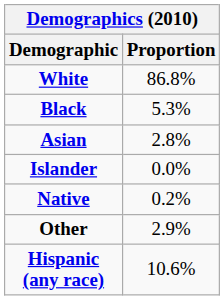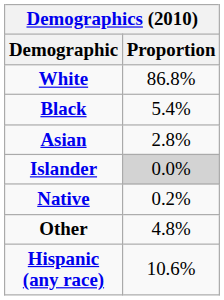(171, 109) 5.3% -> (171, 109) 5.4%
(171, 169) no background -> (171, 169) lightgrey background
(171, 229) 2.9% -> (171, 229) 4.8%
